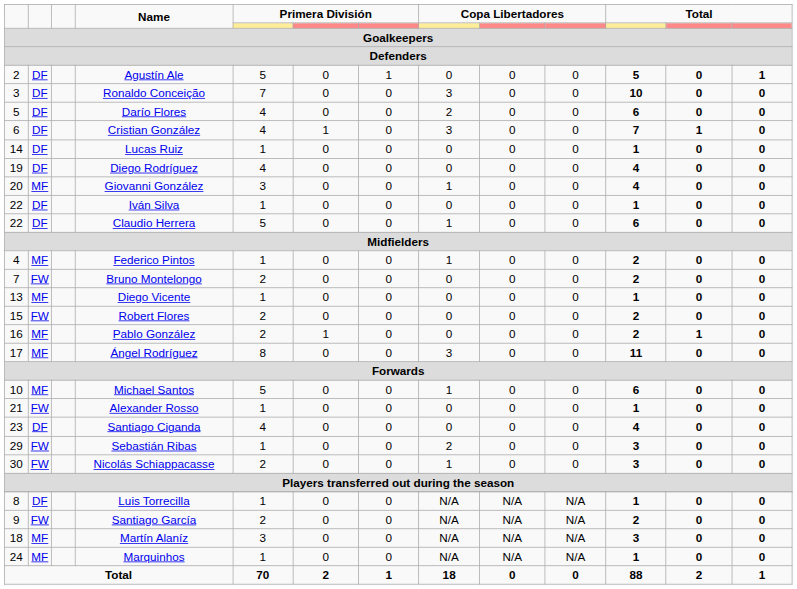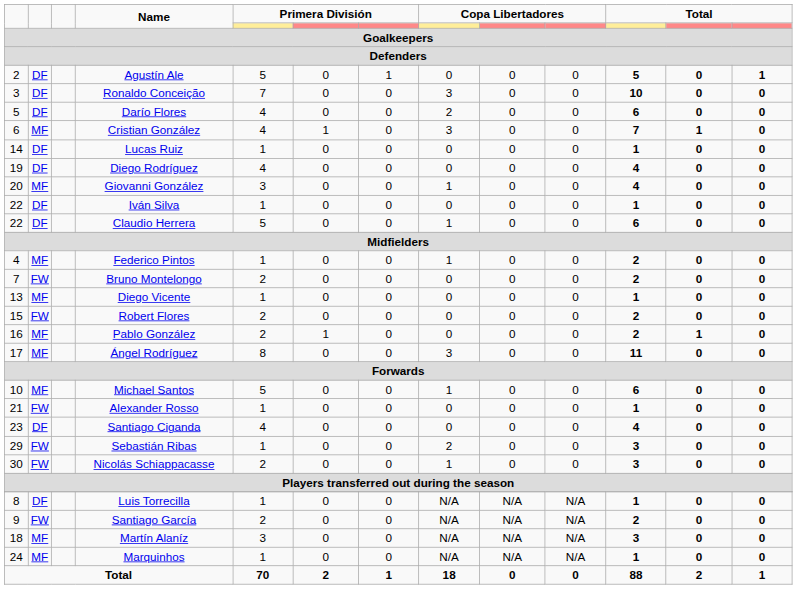(40, 130) DF -> (40, 130) MF
